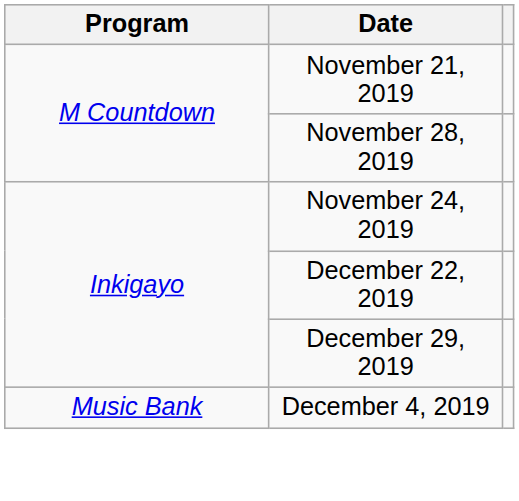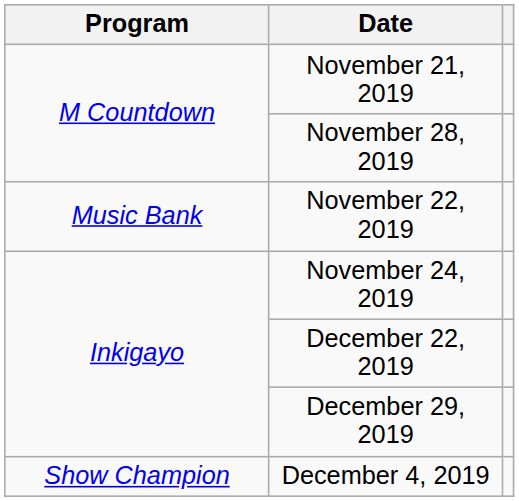+ row: (386, 215)
(137, 407) Music Bank -> (137, 475) Show Champion
